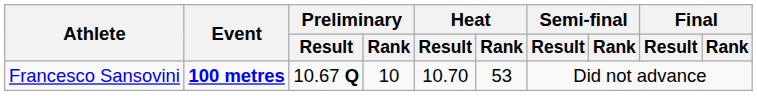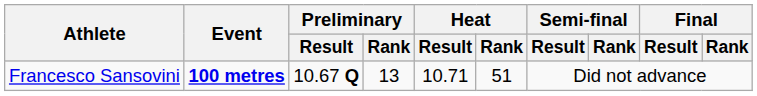(389, 76) 10 -> (389, 76) 13
(445, 76) 10.70 -> (445, 76) 10.71
(502, 76) 53 -> (502, 76) 51
